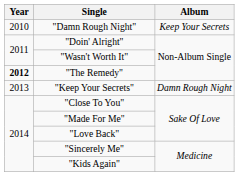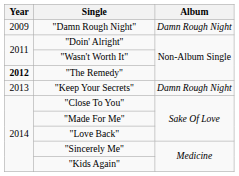(19, 27) 2010 -> (19, 27) 2009
(194, 27) Keep Your Secrets -> (194, 27) Damn Rough Night
